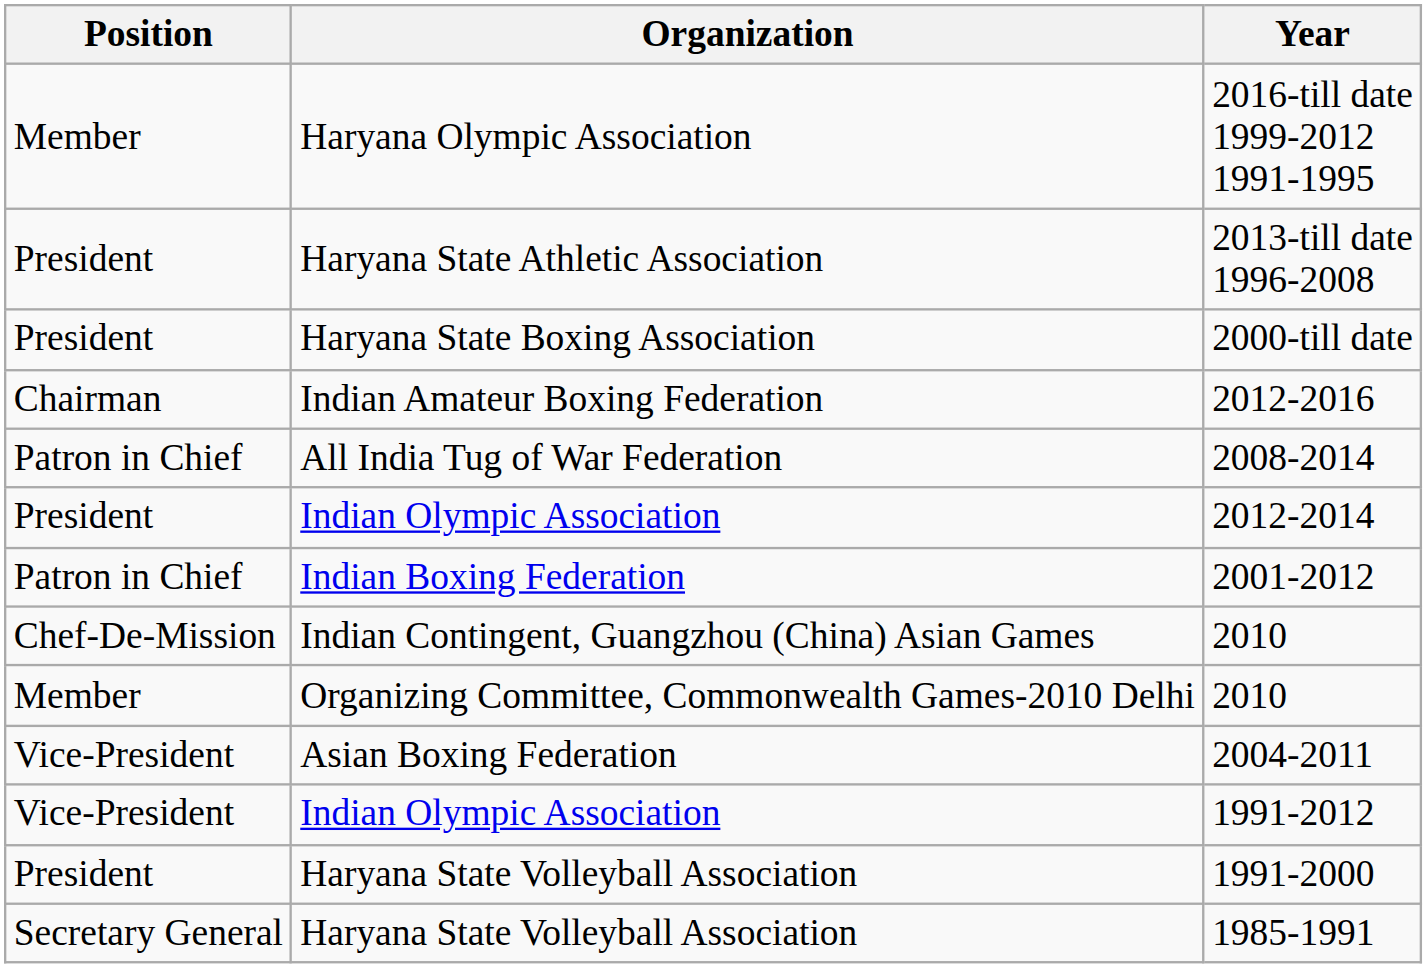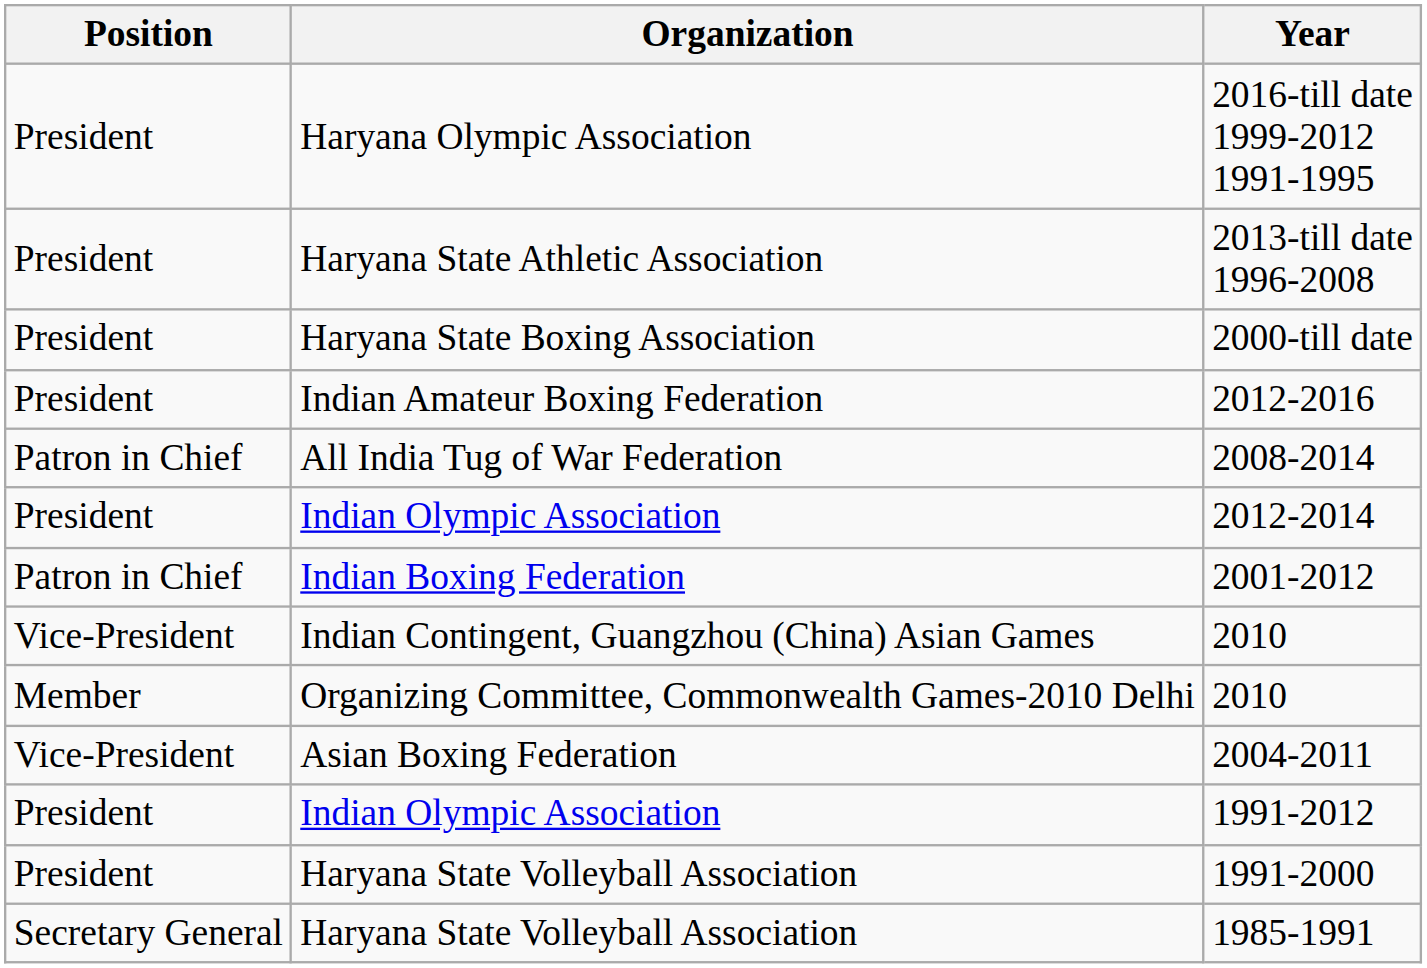(77, 135) Member -> (83, 135) President
(88, 398) Chairman -> (83, 398) President
(145, 635) Chef-De-Mission -> (124, 635) Vice-President
(124, 813) Vice-President -> (83, 813) President
